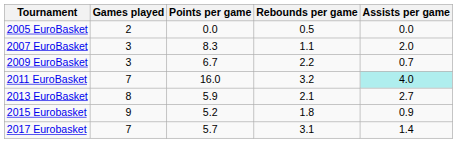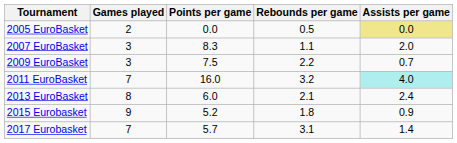(406, 29) no background -> (406, 29) khaki background
(210, 63) 6.7 -> (210, 63) 7.5
(210, 96) 5.9 -> (210, 96) 6.0
(406, 96) 2.7 -> (406, 96) 2.4
